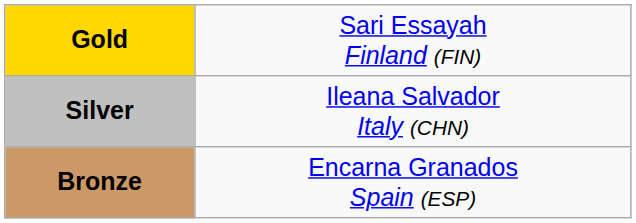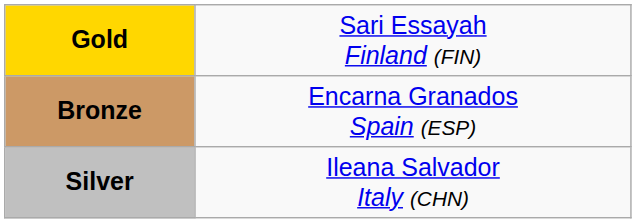rows swapped: (100, 110) <-> (100, 181)
